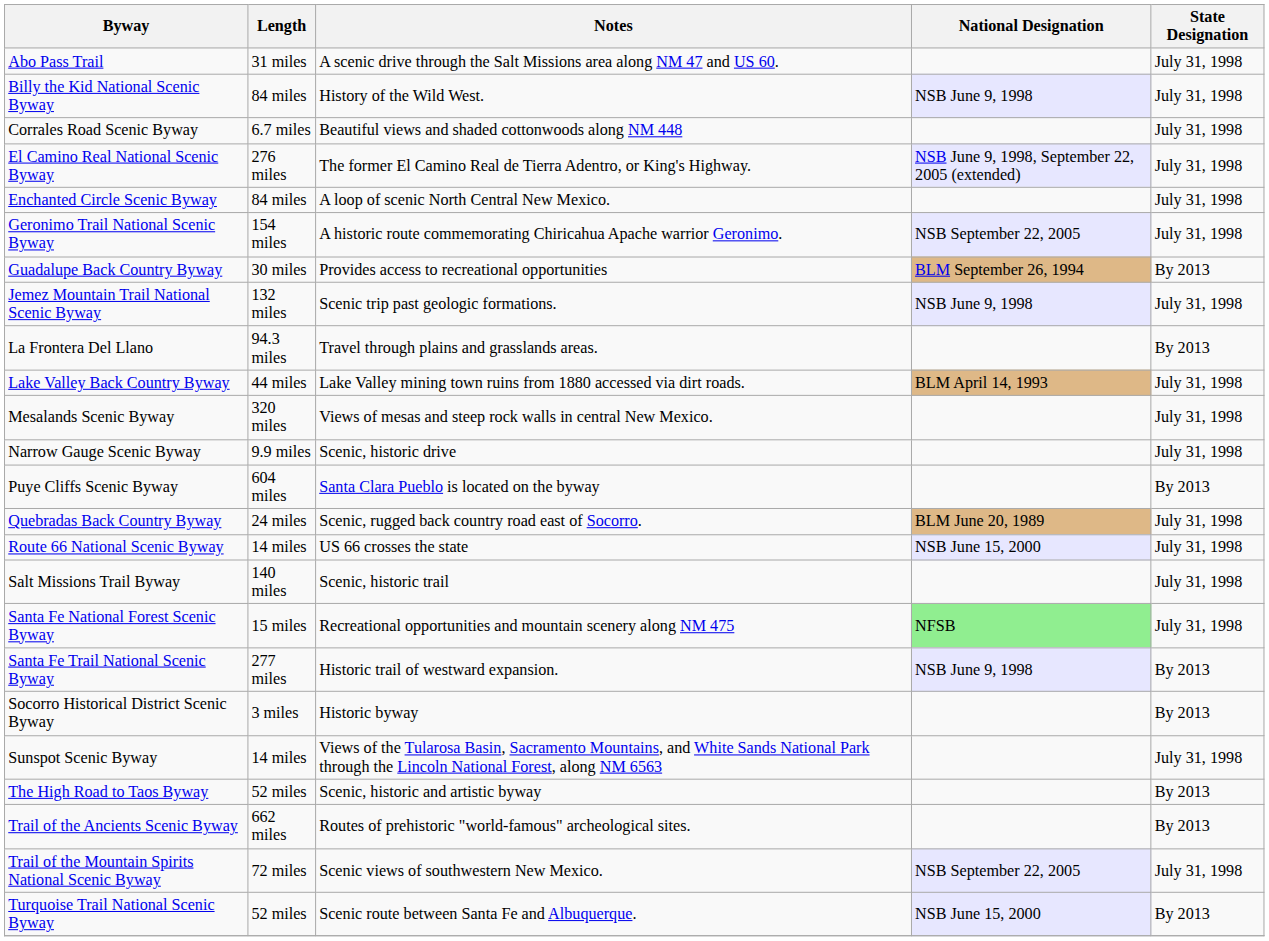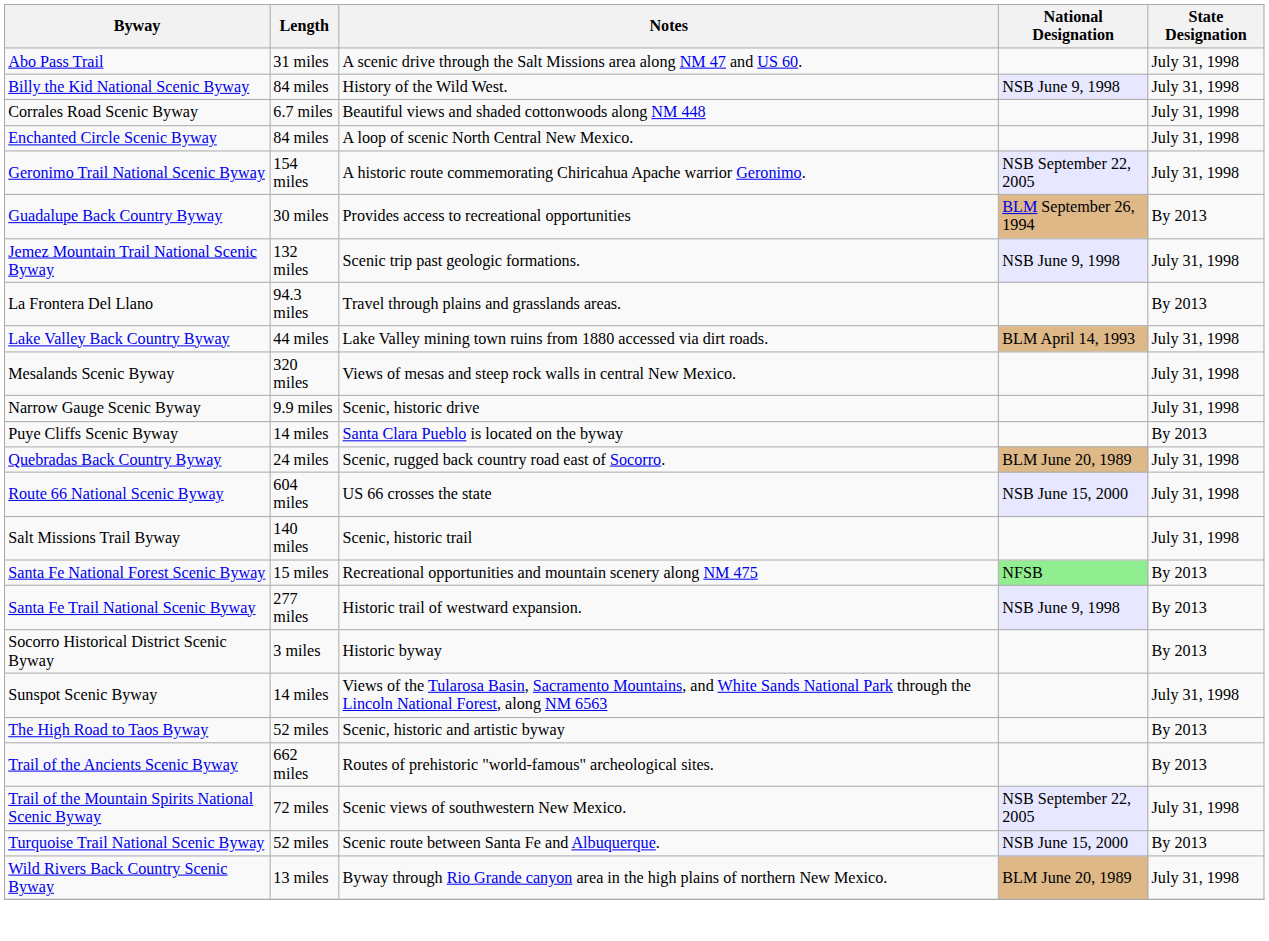- row: (113, 165)
(269, 486) 604 miles -> (301, 433) 14 miles
(279, 547) 14 miles -> (291, 494) 604 miles
(1198, 625) July 31, 1998 -> (1179, 572) By 2013
+ row: (118, 877)
